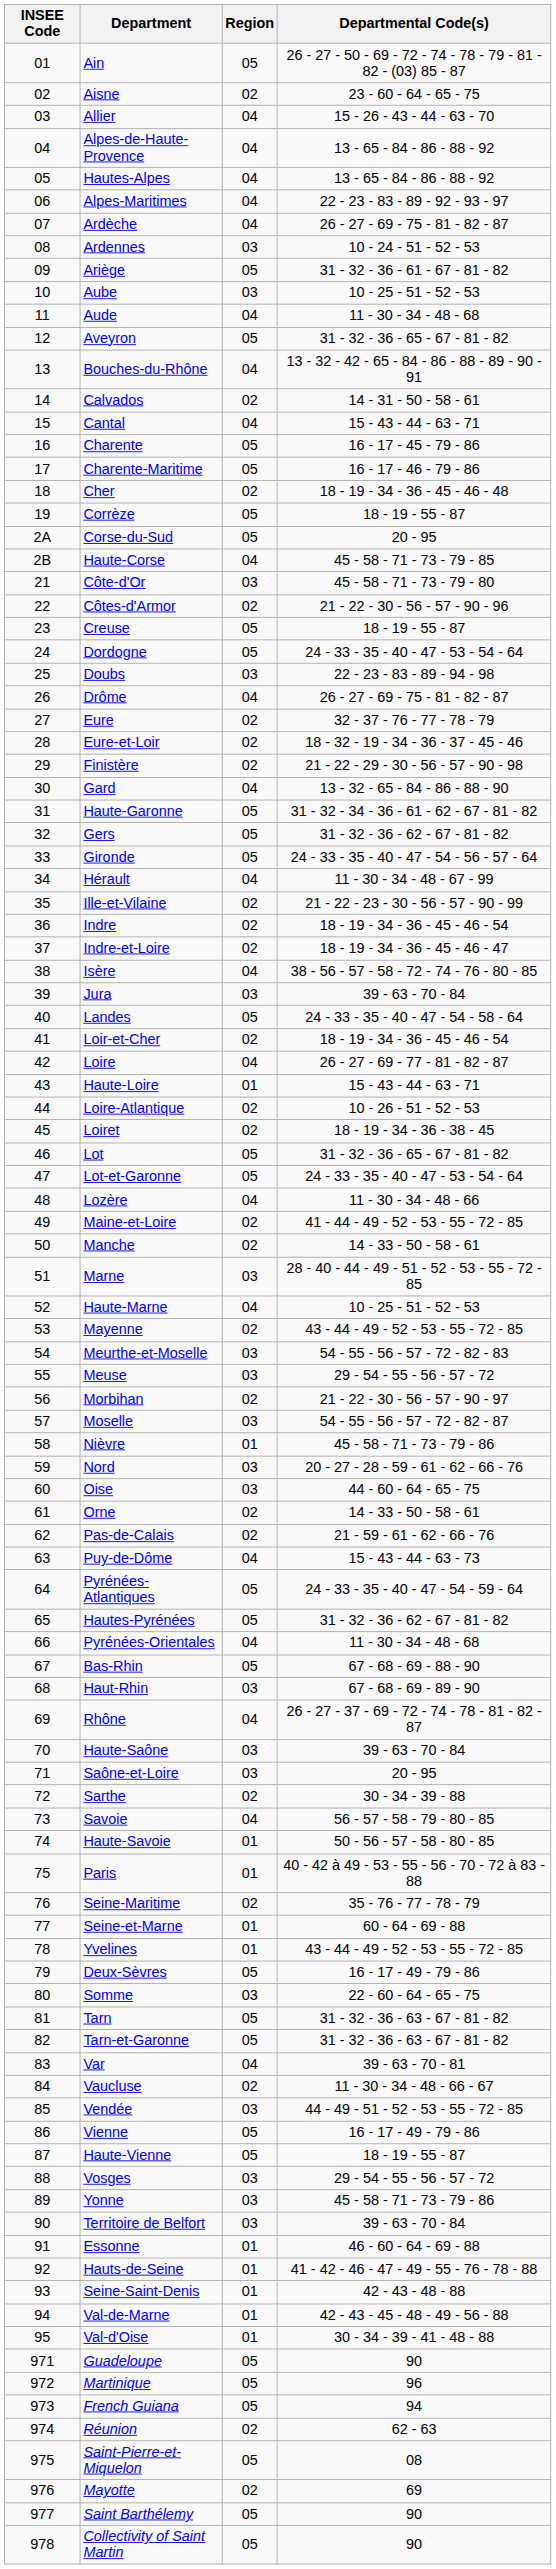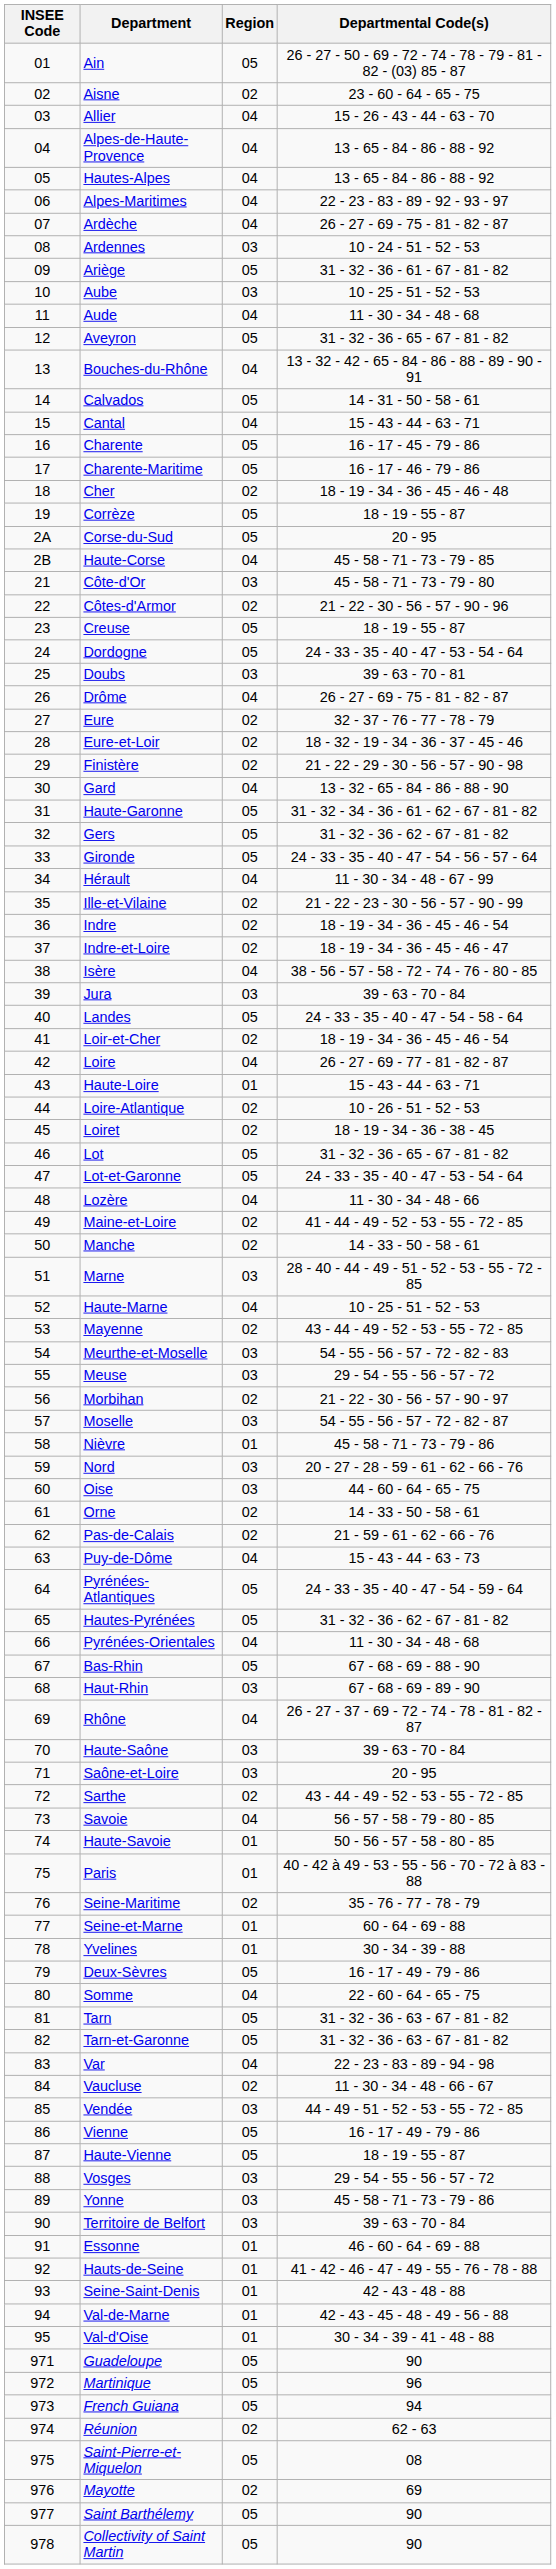(250, 400) 02 -> (250, 400) 05
(414, 674) 22 - 23 - 83 - 89 - 94 - 98 -> (414, 674) 39 - 63 - 70 - 81
(414, 1796) 30 - 34 - 39 - 88 -> (414, 1796) 43 - 44 - 49 - 52 - 53 - 55 - 72 - 85
(414, 1949) 43 - 44 - 49 - 52 - 53 - 55 - 72 - 85 -> (414, 1949) 30 - 34 - 39 - 88
(250, 1995) 03 -> (250, 1995) 04
(414, 2063) 39 - 63 - 70 - 81 -> (414, 2063) 22 - 23 - 83 - 89 - 94 - 98
